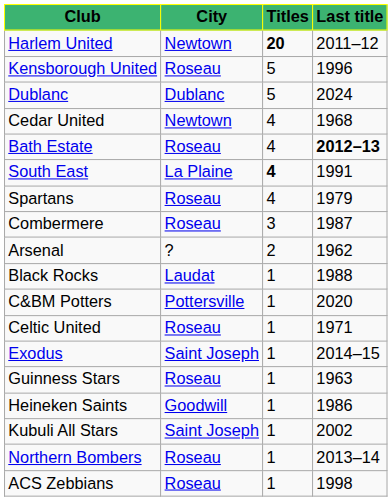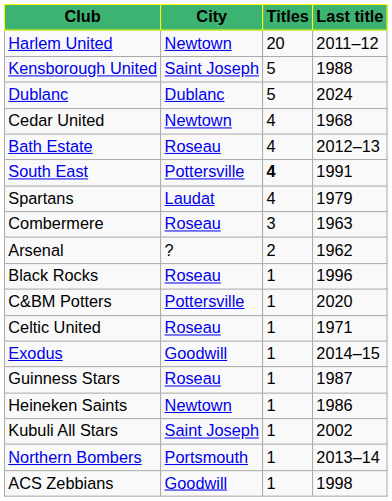(276, 43) bold -> (276, 43) normal
(193, 69) Roseau -> (212, 69) Saint Joseph
(334, 69) 1996 -> (334, 69) 1988
(348, 146) bold -> (348, 146) normal
(199, 172) La Plaine -> (205, 172) Pottersville
(193, 198) Roseau -> (190, 198) Laudat
(334, 224) 1987 -> (334, 224) 1963
(190, 276) Laudat -> (193, 276) Roseau
(334, 276) 1988 -> (334, 276) 1996
(212, 353) Saint Joseph -> (196, 353) Goodwill
(334, 379) 1963 -> (334, 379) 1987
(196, 405) Goodwill -> (198, 405) Newtown
(193, 457) Roseau -> (206, 457) Portsmouth
(193, 483) Roseau -> (196, 483) Goodwill
